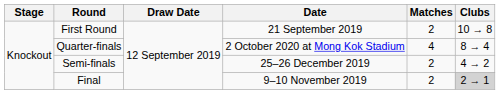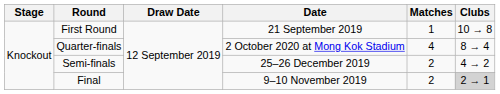(431, 30) 2 -> (431, 30) 1
